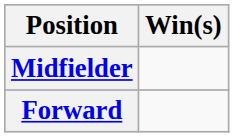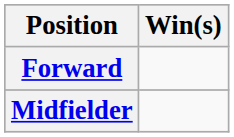rows swapped: (72, 68) <-> (72, 110)
